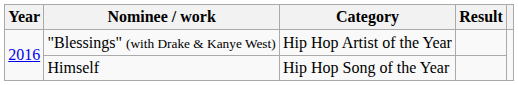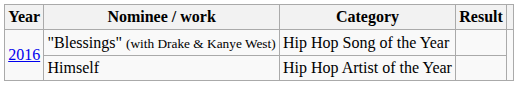(367, 42) Hip Hop Artist of the Year -> (366, 42) Hip Hop Song of the Year
(366, 67) Hip Hop Song of the Year -> (367, 67) Hip Hop Artist of the Year
